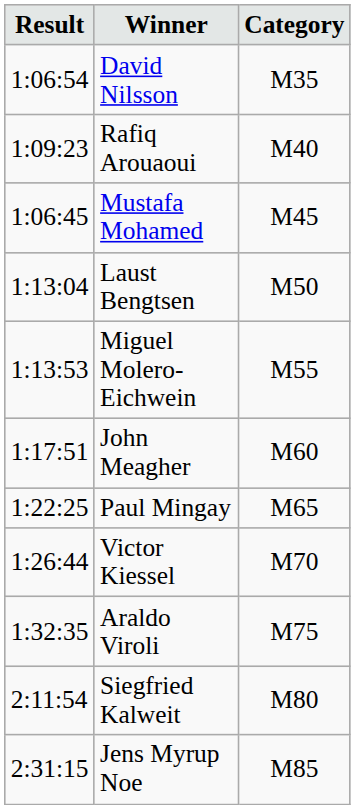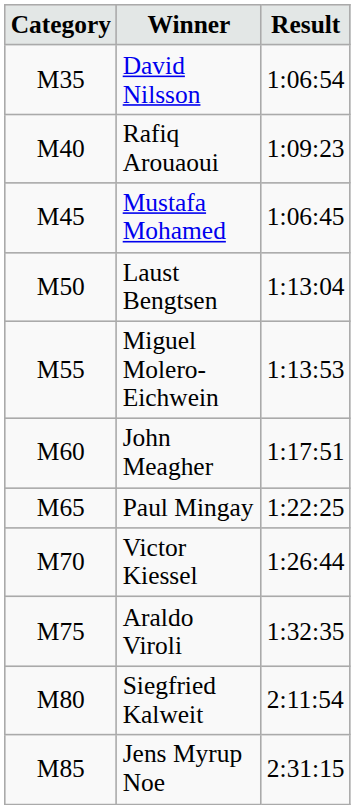columns swapped: (294, 24) <-> (50, 24)
